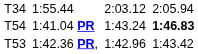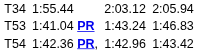(15, 26) T54 -> (15, 26) T53
(173, 26) bold -> (173, 26) normal
(15, 43) T53 -> (15, 43) T54
